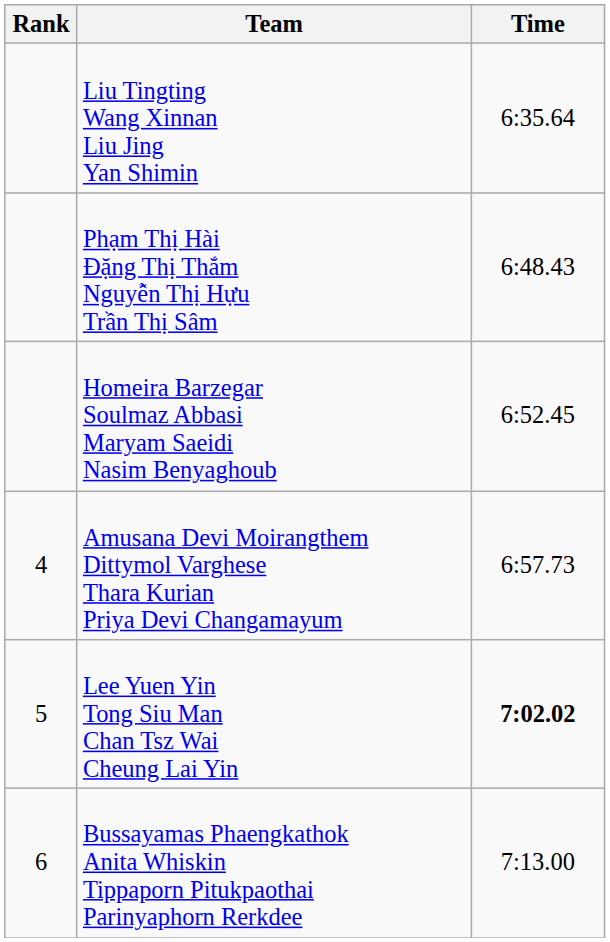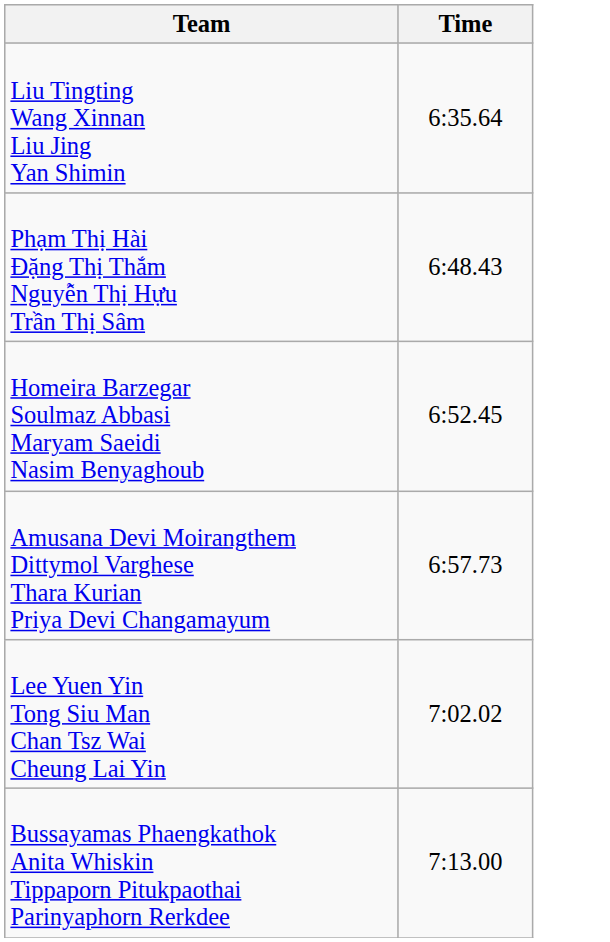- column: (41, 23)
(538, 713) bold -> (465, 713) normal
